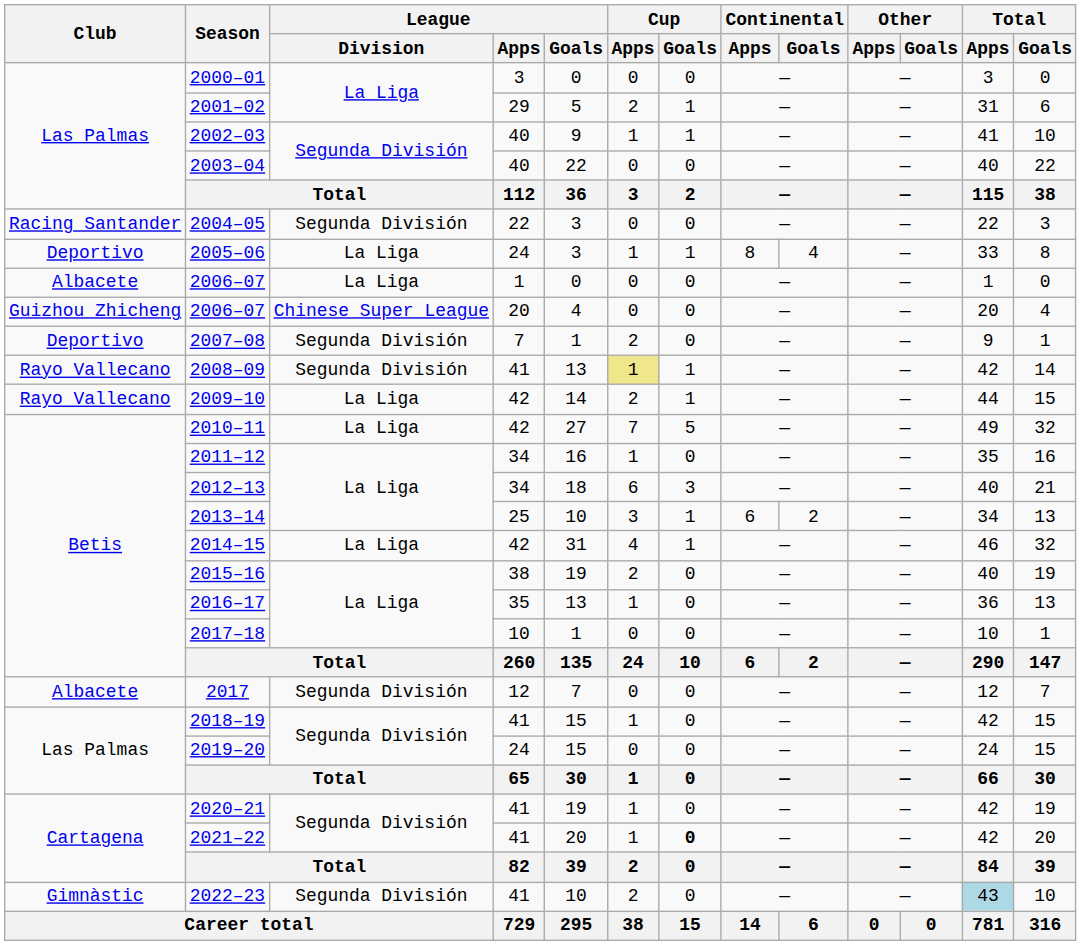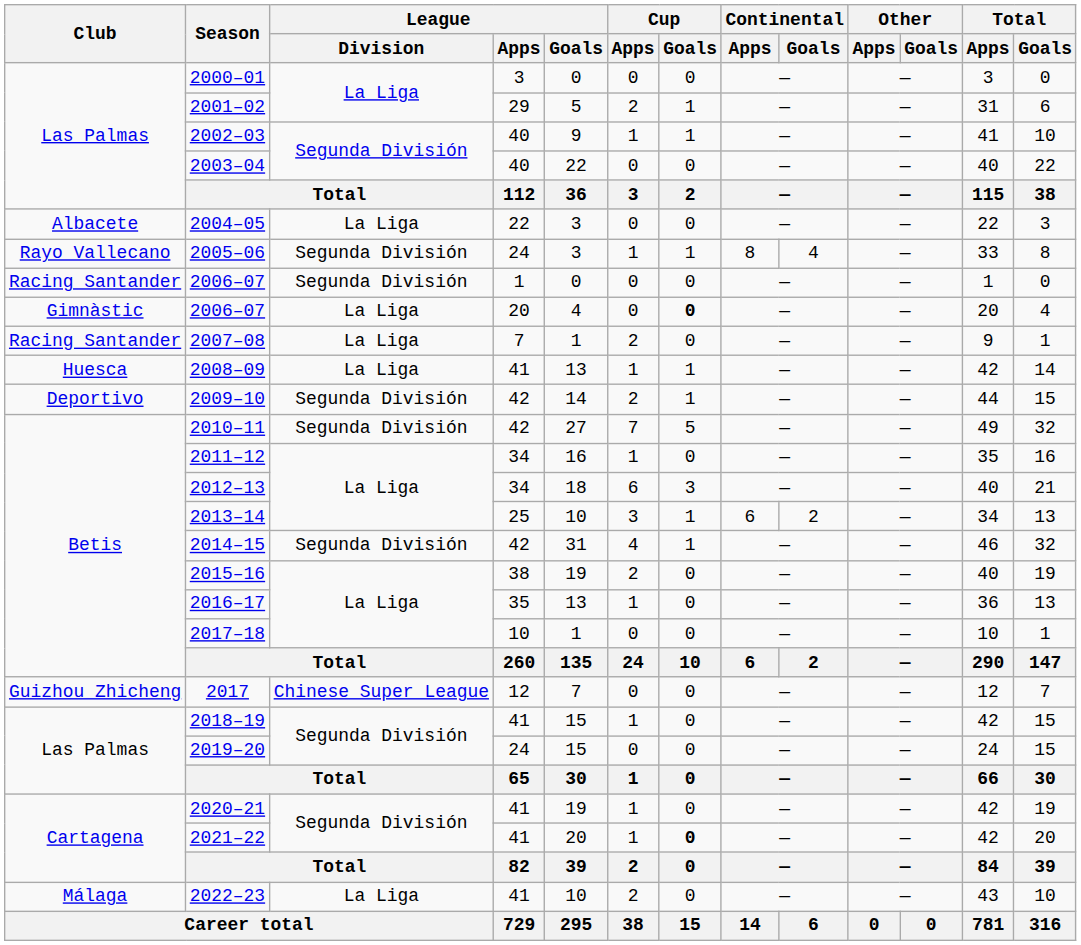(95, 224) Racing Santander -> (95, 224) Albacete
(381, 224) Segunda División -> (381, 224) La Liga
(95, 253) Deportivo -> (95, 253) Rayo Vallecano
(381, 253) La Liga -> (381, 253) Segunda División
(95, 282) Albacete -> (95, 282) Racing Santander
(381, 282) La Liga -> (381, 282) Segunda División
(95, 312) Guizhou Zhicheng -> (95, 312) Gimnàstic
(381, 312) Chinese Super League -> (381, 312) La Liga
(690, 312) normal -> (690, 312) bold
(95, 341) Deportivo -> (95, 341) Racing Santander
(381, 341) Segunda División -> (381, 341) La Liga
(95, 370) Rayo Vallecano -> (95, 370) Huesca
(381, 370) Segunda División -> (381, 370) La Liga
(633, 370) khaki background -> (633, 370) no background
(95, 399) Rayo Vallecano -> (95, 399) Deportivo
(381, 399) La Liga -> (381, 399) Segunda División
(381, 429) La Liga -> (381, 429) Segunda División
(381, 546) La Liga -> (381, 546) Segunda División
(95, 692) Albacete -> (95, 692) Guizhou Zhicheng
(381, 692) Segunda División -> (381, 692) Chinese Super League
(95, 896) Gimnàstic -> (95, 896) Málaga
(381, 896) Segunda División -> (381, 896) La Liga
(988, 896) lightblue background -> (988, 896) no background
